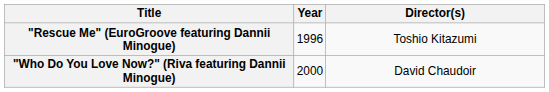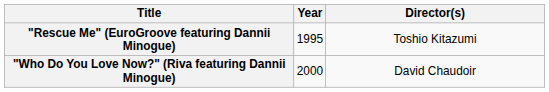(310, 39) 1996 -> (310, 39) 1995
